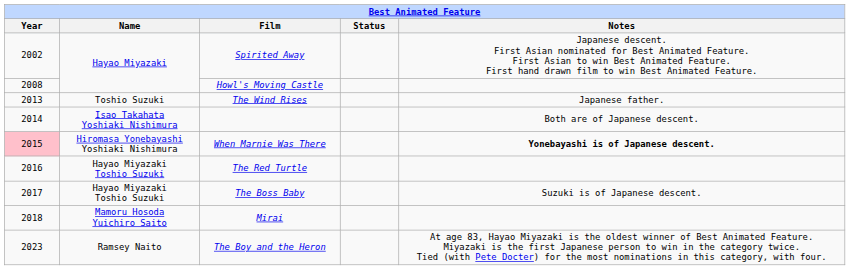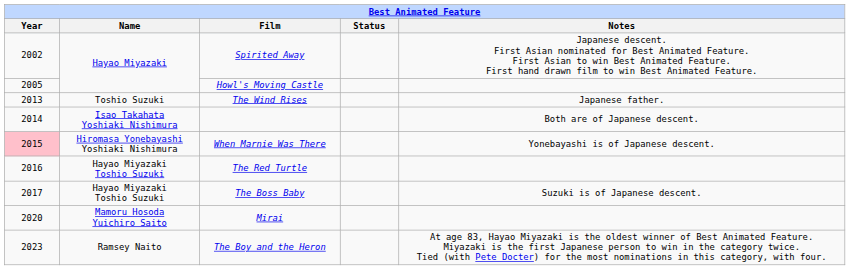(32, 85) 2008 -> (32, 85) 2005
(622, 144) bold -> (622, 144) normal
(32, 218) 2018 -> (32, 218) 2020
